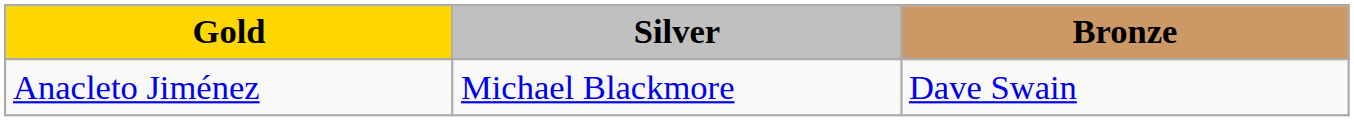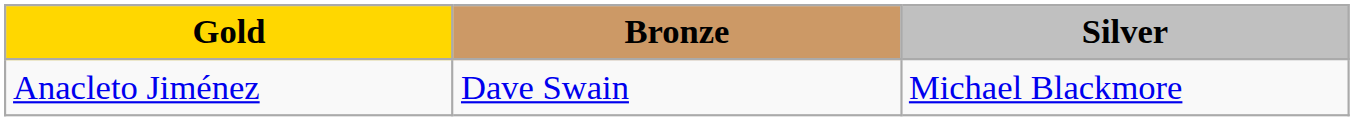columns swapped: (677, 31) <-> (1125, 31)
